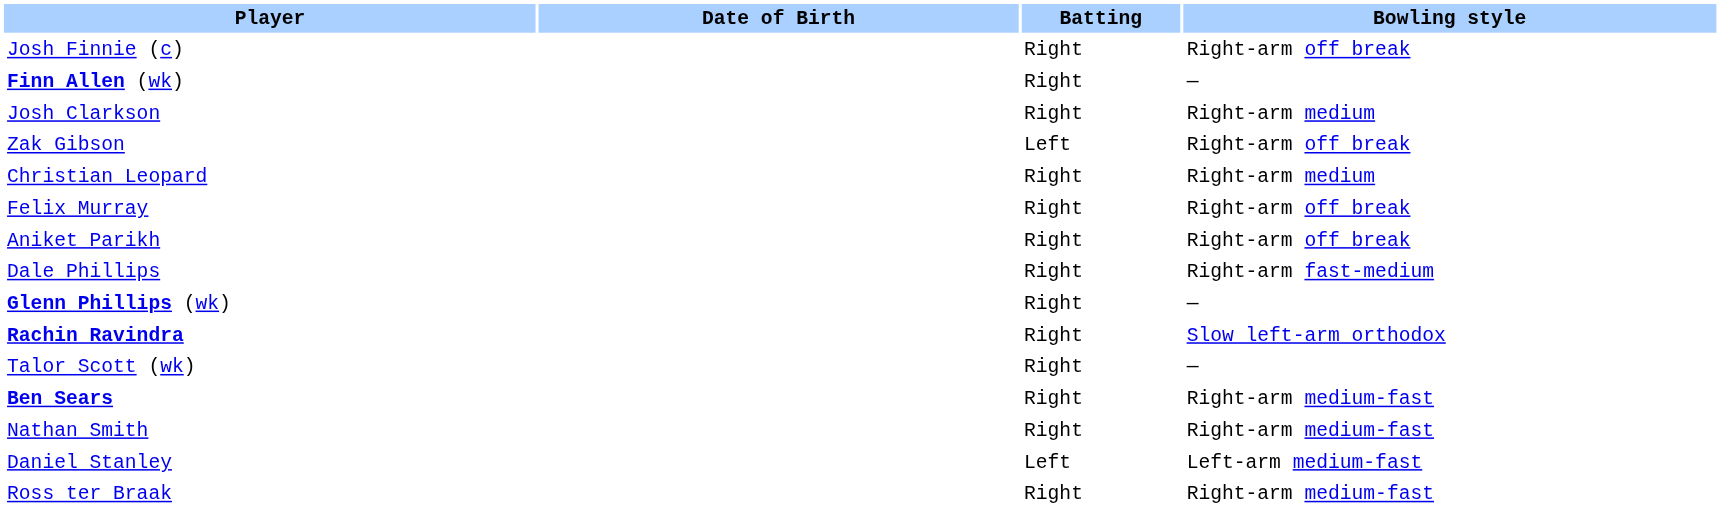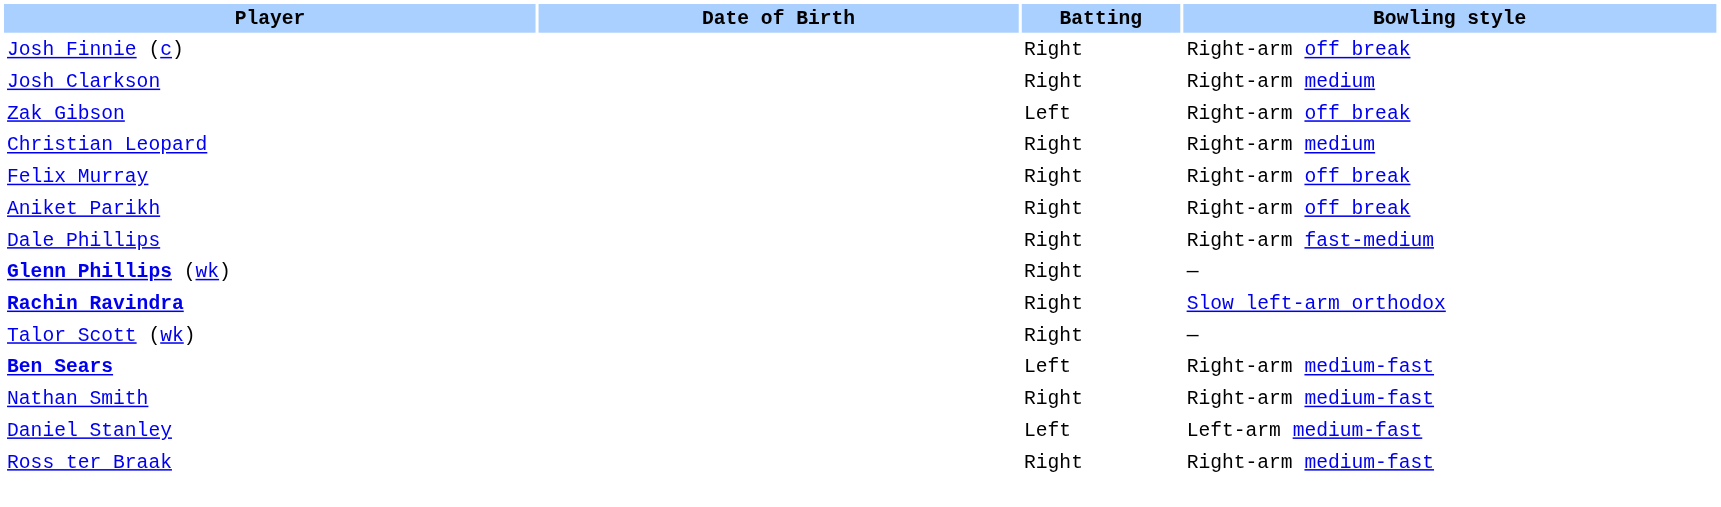- row: (95, 82)
(1053, 399) Right -> (1048, 367) Left
